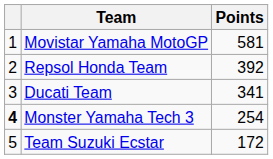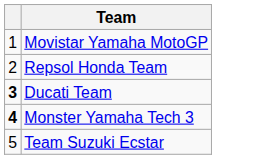- column: (240, 17)
(13, 92) normal -> (13, 92) bold
